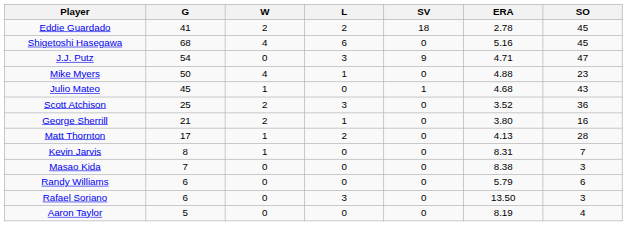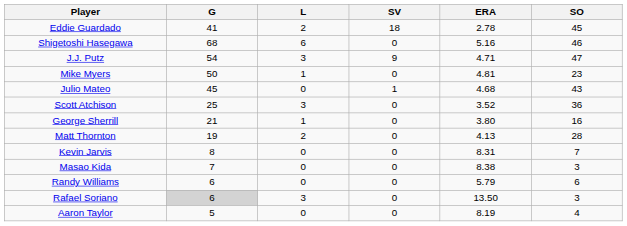- column: (265, 12)
(583, 43) 45 -> (577, 43) 46
(503, 74) 4.88 -> (486, 74) 4.81
(185, 136) 17 -> (212, 136) 19
(185, 197) no background -> (212, 197) lightgrey background
